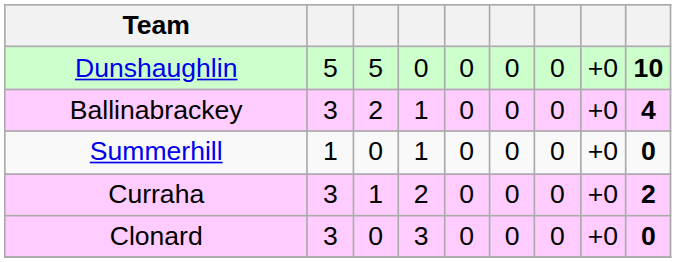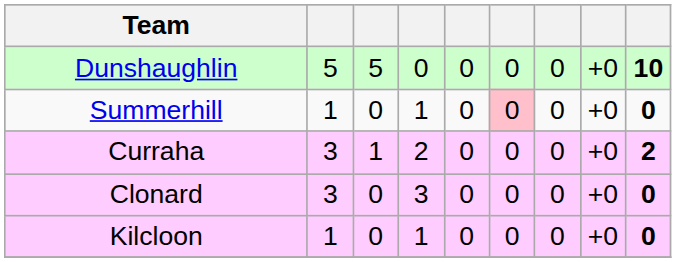- row: (156, 109)
(512, 151) no background -> (512, 109) pink background
+ row: (156, 236)
